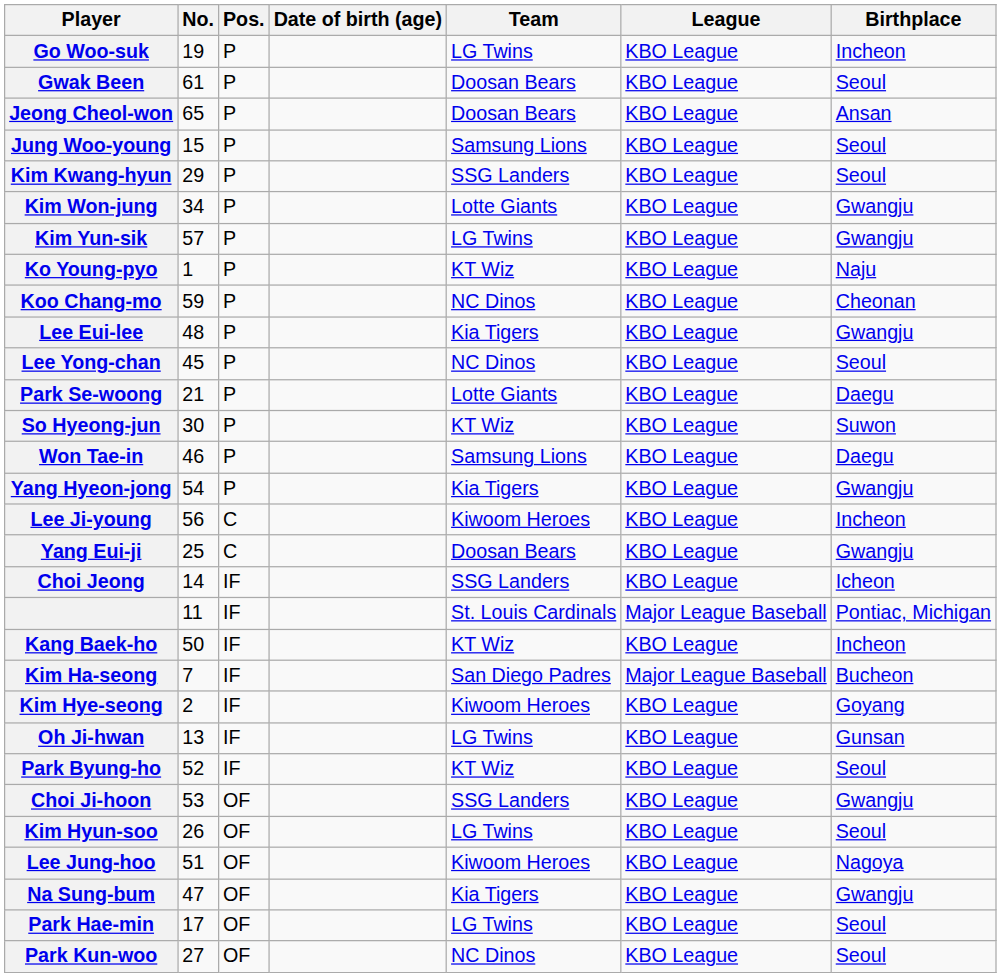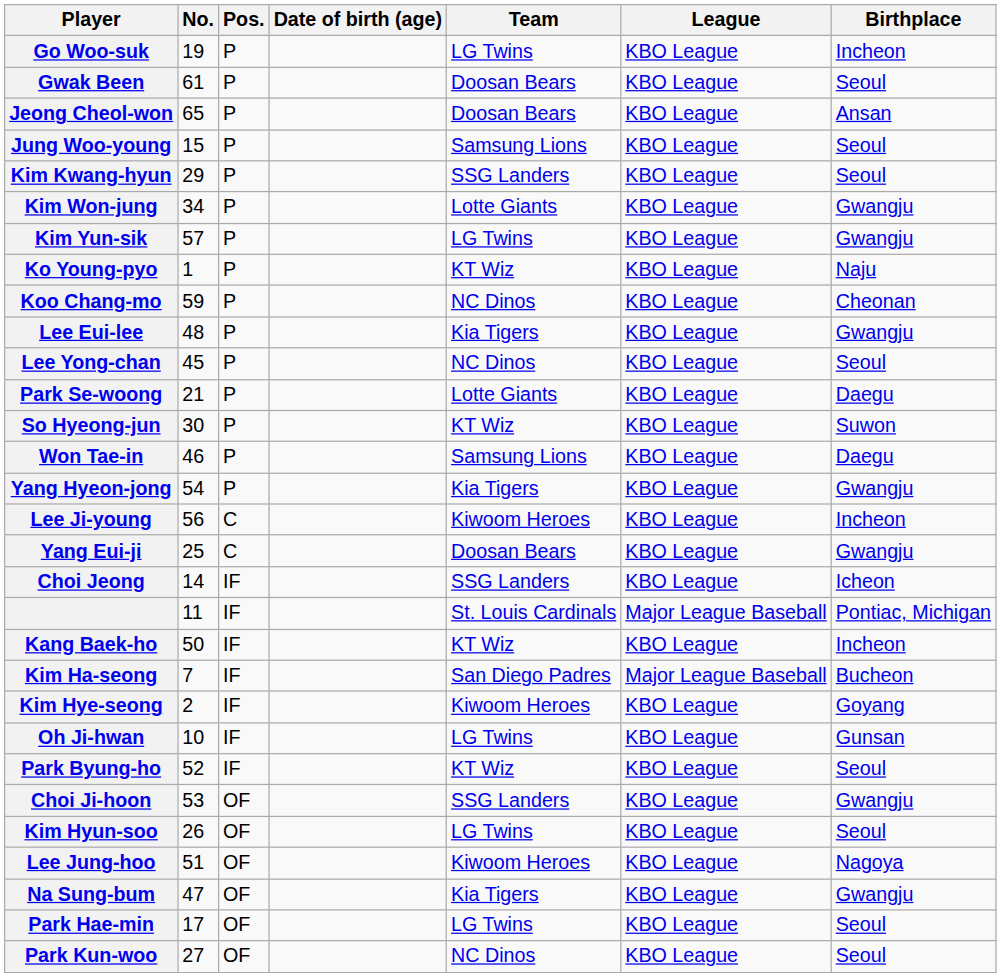(193, 737) 13 -> (193, 737) 10
